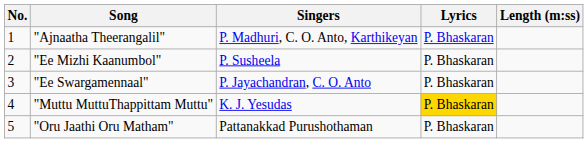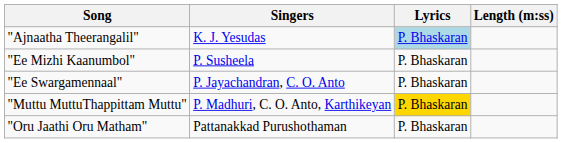- column: (18, 15)
(318, 38) P. Madhuri, C. O. Anto, Karthikeyan -> (229, 38) K. J. Yesudas
(459, 38) no background -> (433, 38) lightblue background
(256, 105) K. J. Yesudas -> (292, 105) P. Madhuri, C. O. Anto, Karthikeyan
